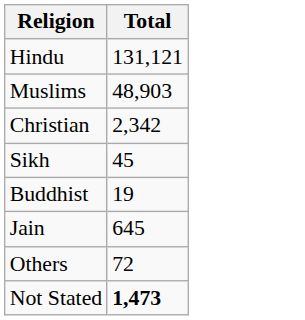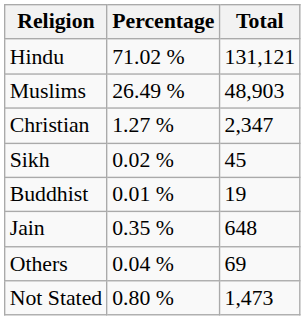+ column: (163, 21)
(137, 125) 2,342 -> (249, 125) 2,347
(129, 228) 645 -> (241, 228) 648
(123, 263) 72 -> (235, 263) 69
(137, 297) bold -> (249, 297) normal
